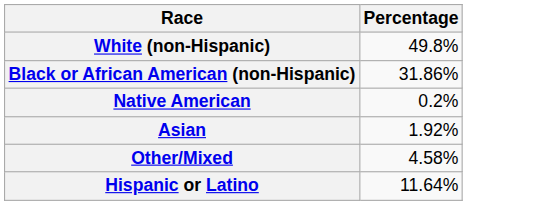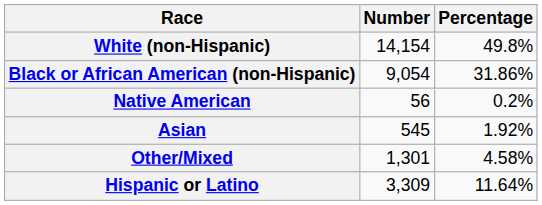+ column: (397, 18)
